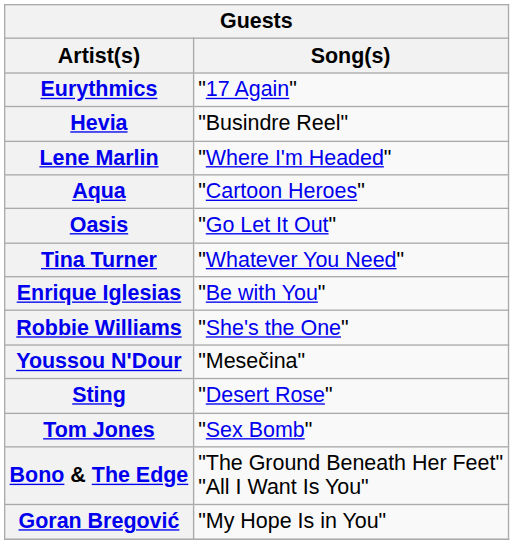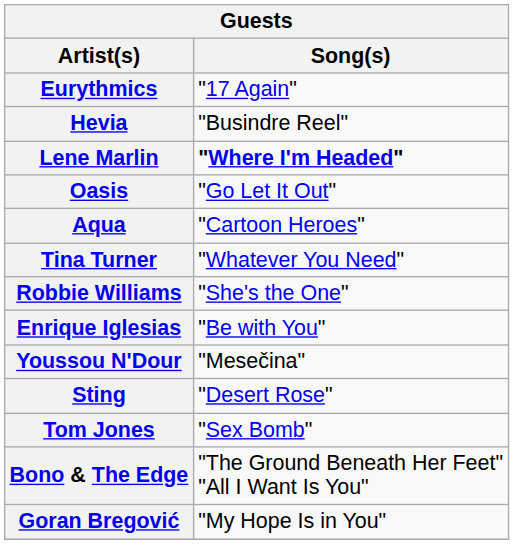(295, 157) normal -> (301, 157) bold
rows swapped: (99, 191) <-> (99, 225)
rows swapped: (99, 327) <-> (99, 293)
